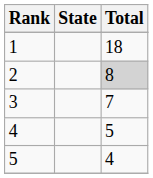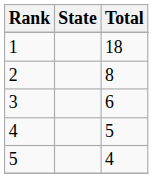(109, 74) lightgrey background -> (109, 74) no background
(109, 103) 7 -> (109, 103) 6
